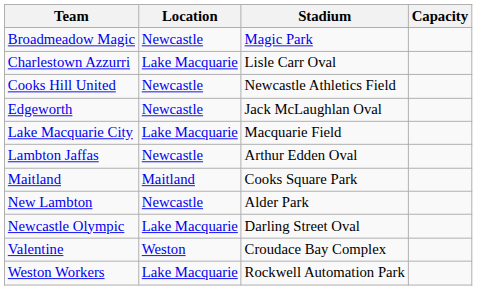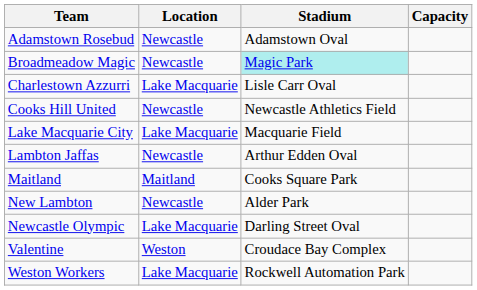+ row: (71, 39)
(279, 39) no background -> (279, 62) paleturquoise background
- row: (40, 109)
